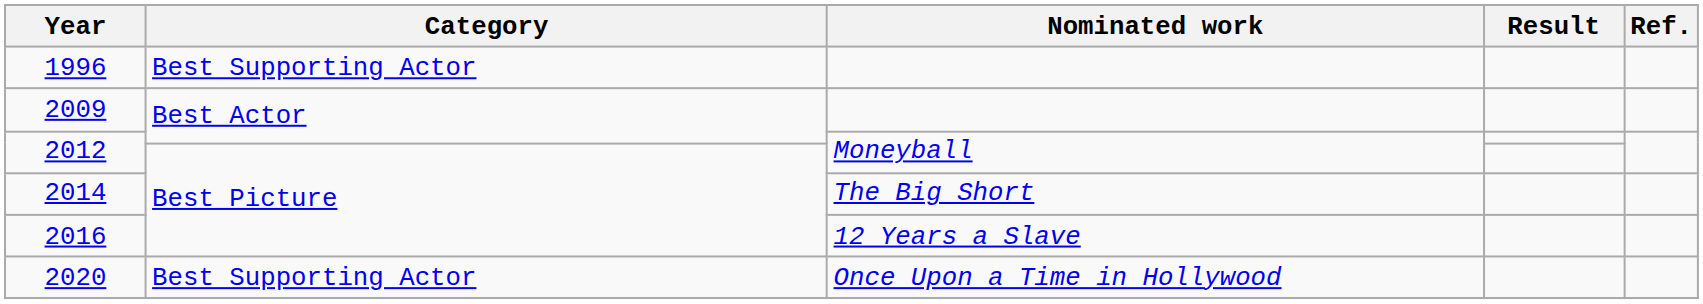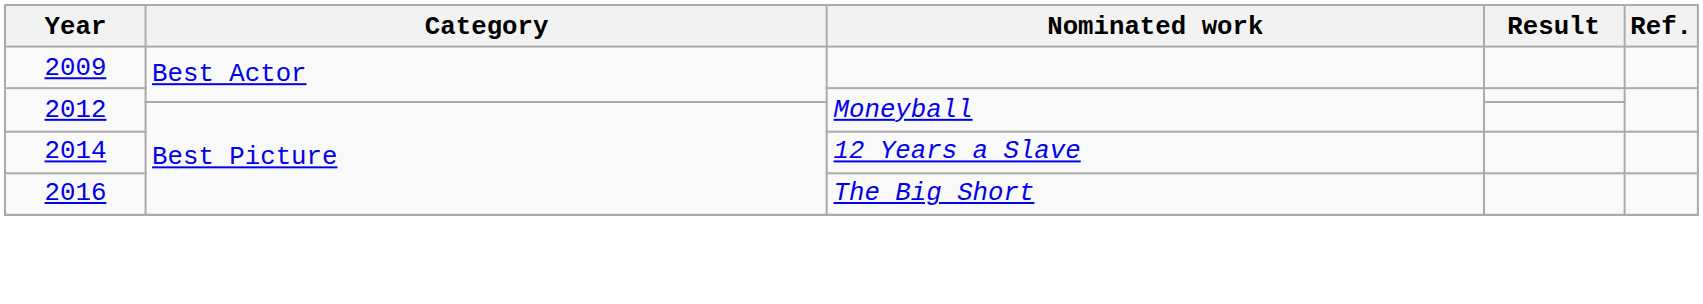- row: (75, 68)
(934, 194) The Big Short -> (957, 152) 12 Years a Slave
(957, 236) 12 Years a Slave -> (934, 194) The Big Short
- row: (75, 278)
